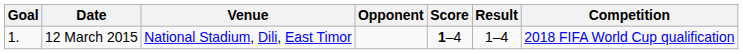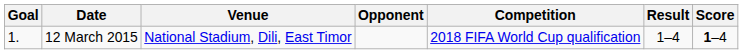columns swapped: (450, 15) <-> (629, 15)
